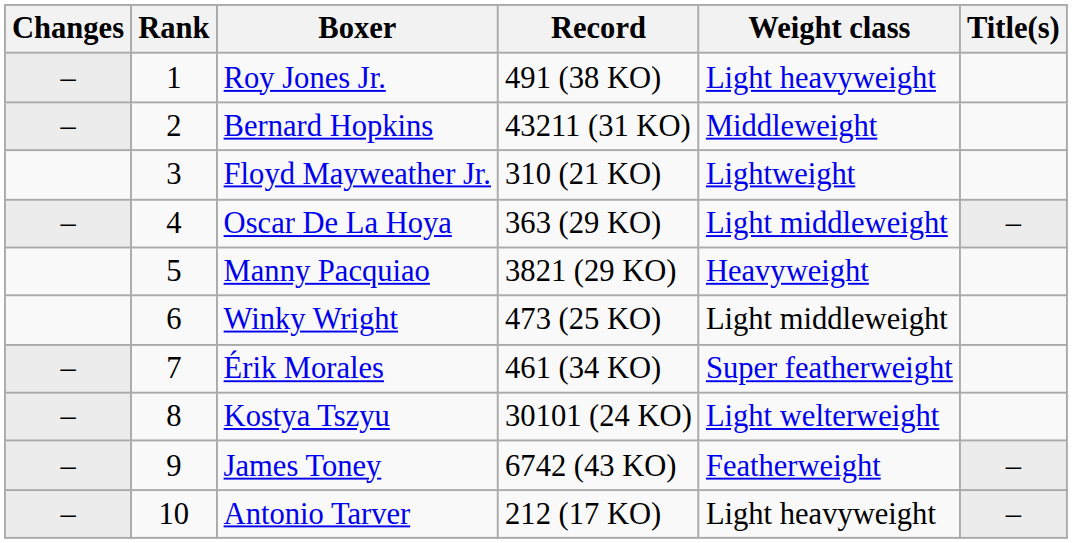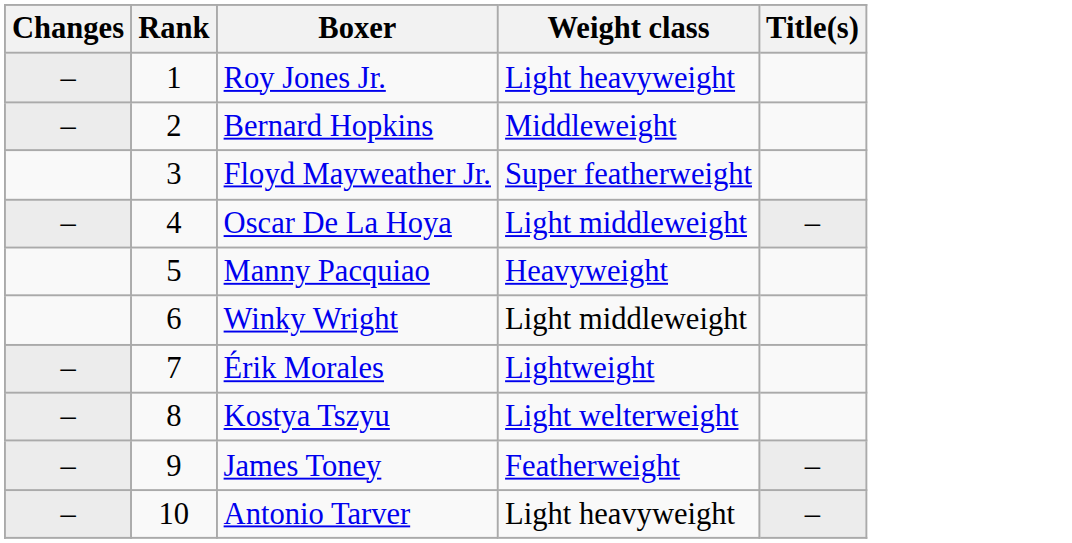- column: (598, 28)
(781, 174) Lightweight -> (629, 174) Super featherweight
(829, 367) Super featherweight -> (580, 367) Lightweight
